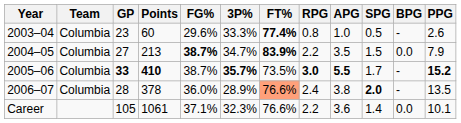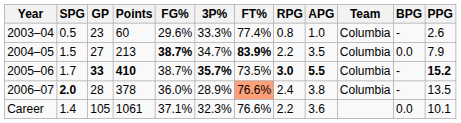columns swapped: (85, 14) <-> (378, 14)
(280, 33) bold -> (254, 33) normal
